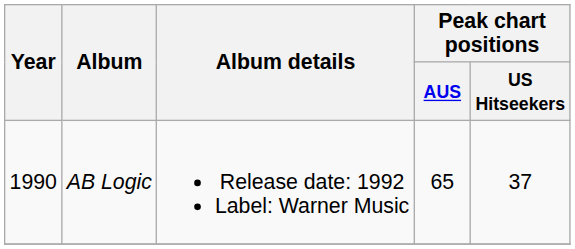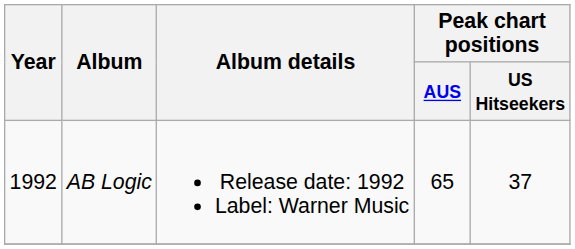(33, 181) 1990 -> (33, 181) 1992
